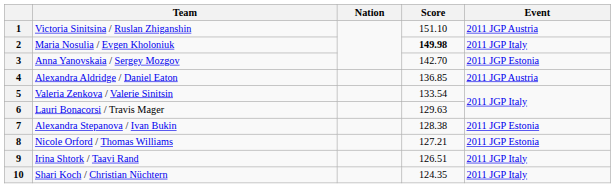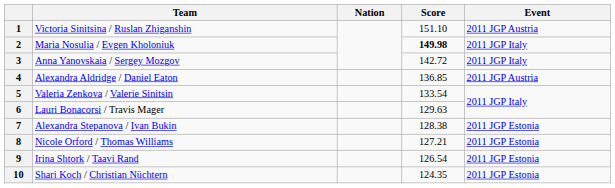(433, 61) 142.70 -> (433, 61) 142.72
(503, 61) 2011 JGP Estonia -> (497, 61) 2011 JGP Italy
(433, 158) 126.51 -> (433, 158) 126.54
(497, 158) 2011 JGP Italy -> (503, 158) 2011 JGP Estonia
(497, 175) 2011 JGP Italy -> (503, 175) 2011 JGP Estonia
